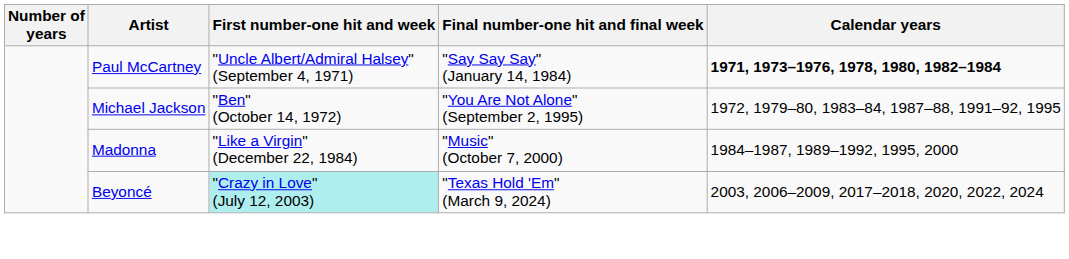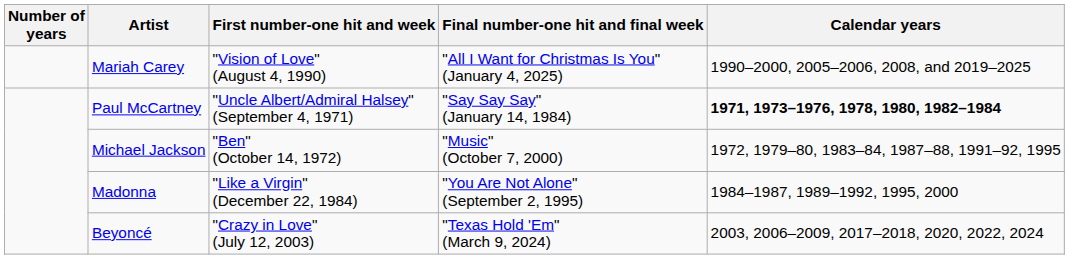+ row: (138, 66)
(513, 108) "You Are Not Alone" (September 2, 1995) -> (503, 150) "Music" (October 7, 2000)
(503, 150) "Music" (October 7, 2000) -> (513, 191) "You Are Not Alone" (September 2, 1995)
(265, 191) paleturquoise background -> (265, 233) no background
